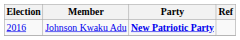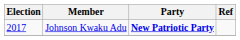(16, 27) 2016 -> (16, 27) 2017
